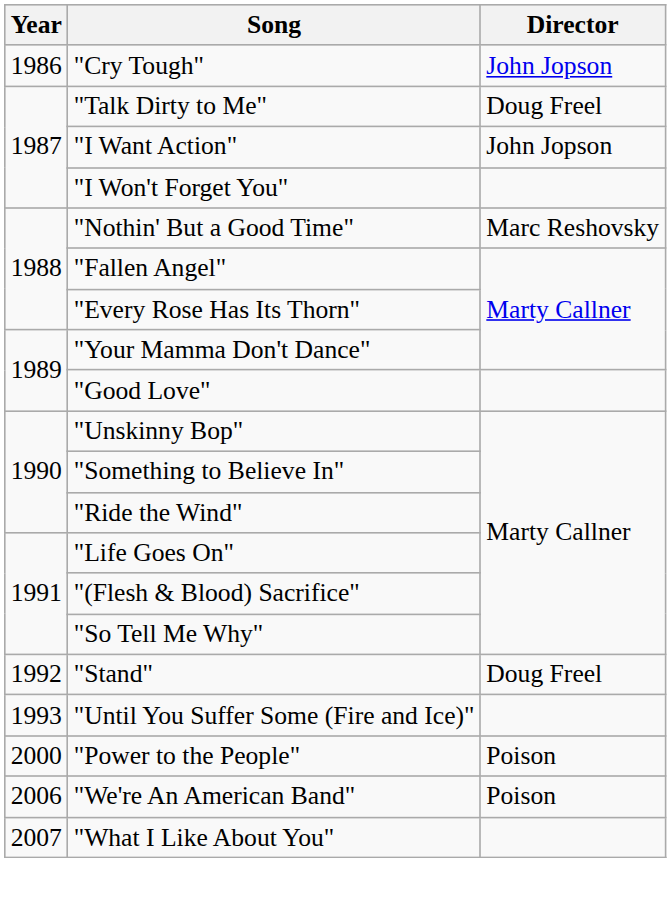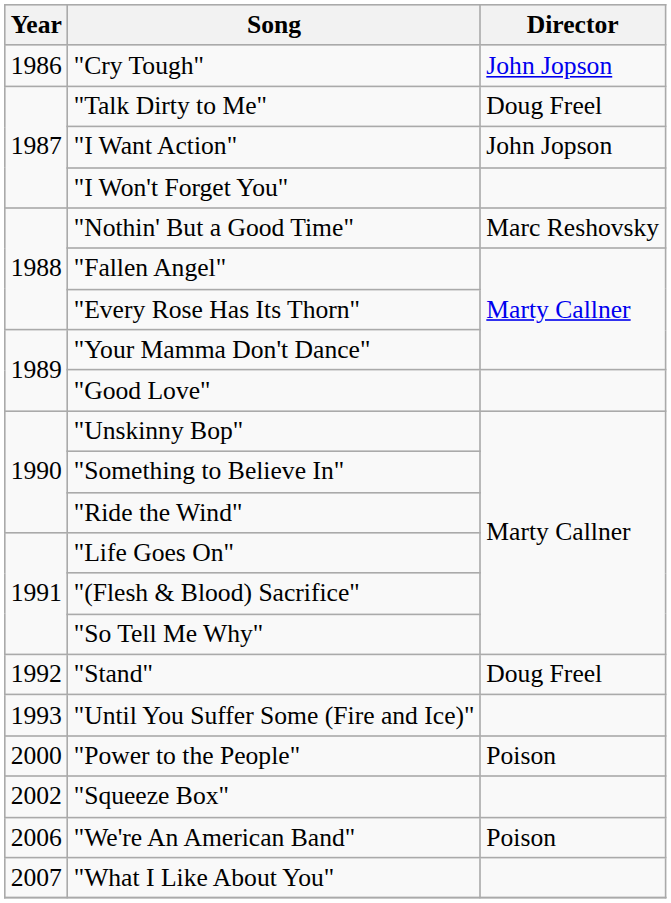+ row: (151, 796)
